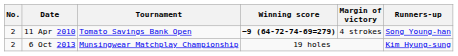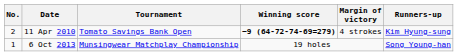(418, 32) Song Young-han -> (418, 32) Kim Hyung-sung
(13, 45) 2 -> (13, 45) 1
(418, 45) Kim Hyung-sung -> (418, 45) Song Young-han
